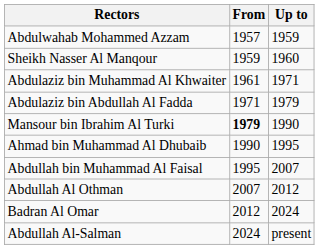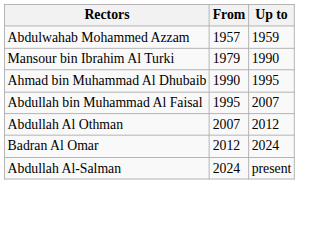- row: (82, 59)
- row: (117, 80)
- row: (100, 102)
(246, 124) bold -> (226, 59) normal
